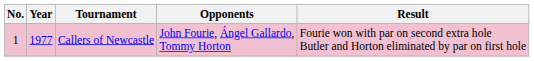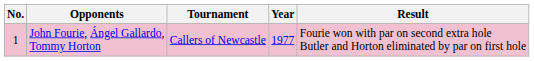columns swapped: (41, 14) <-> (227, 14)
